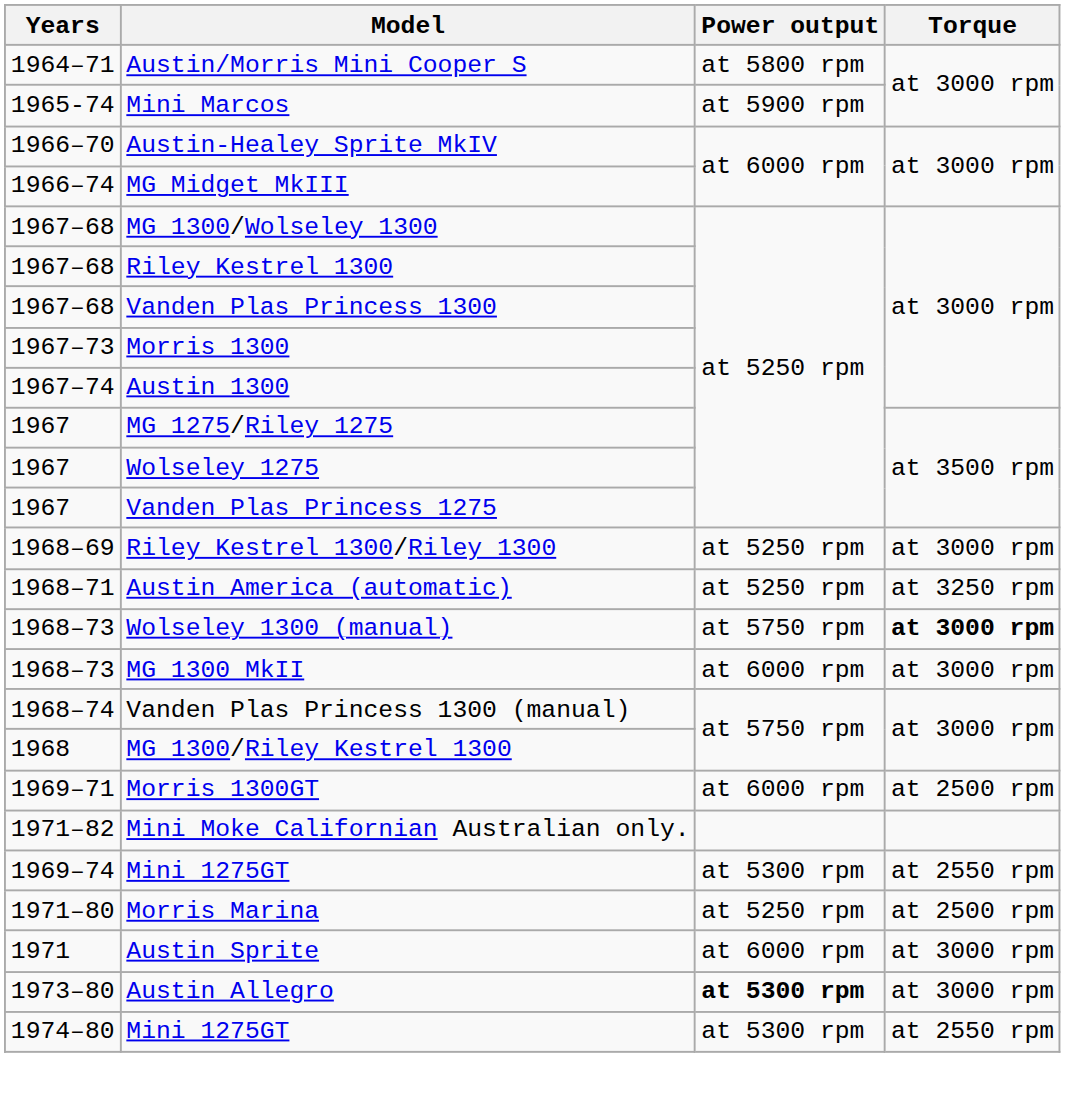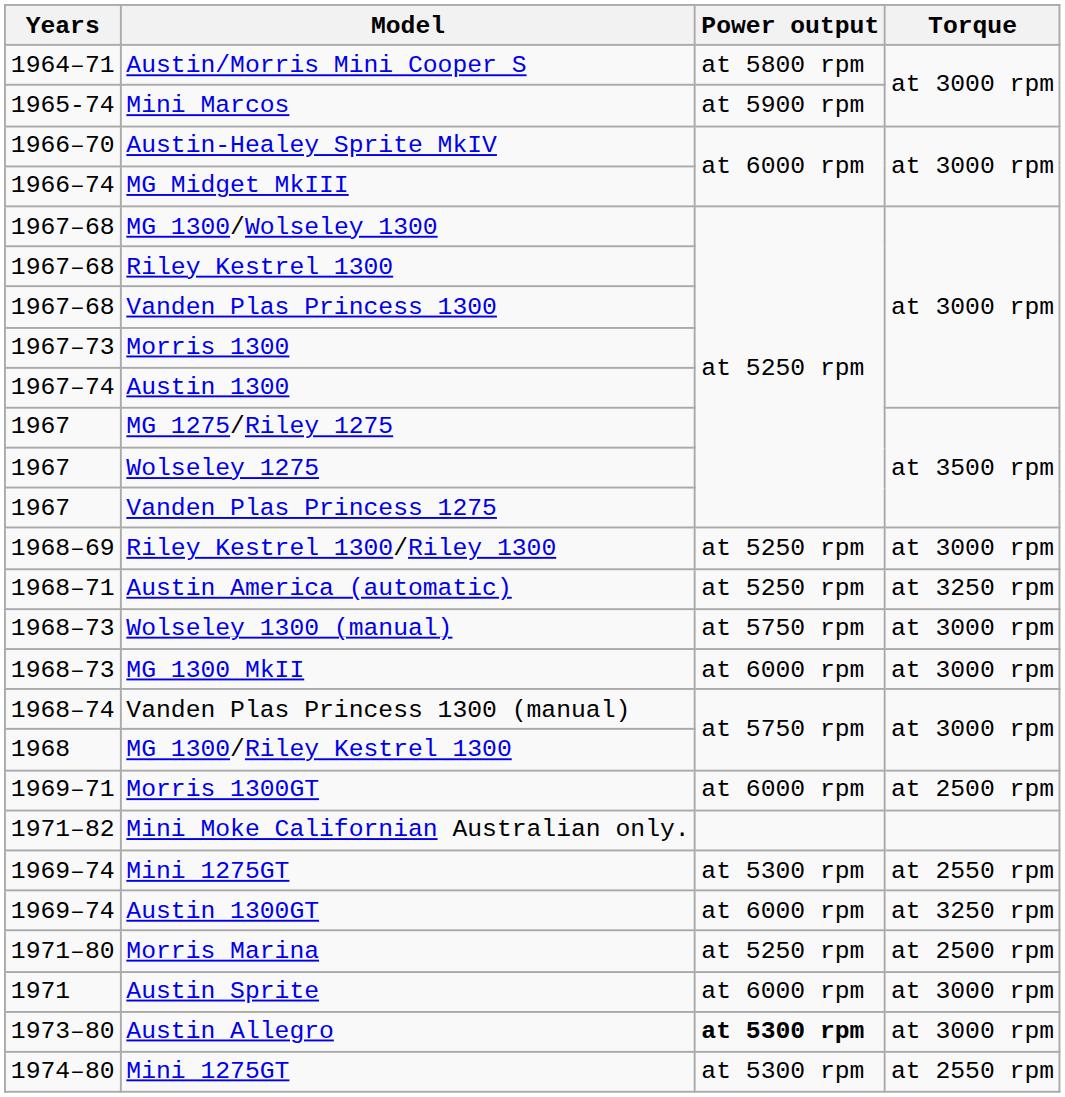(973, 629) bold -> (973, 629) normal
+ row: (63, 911)
